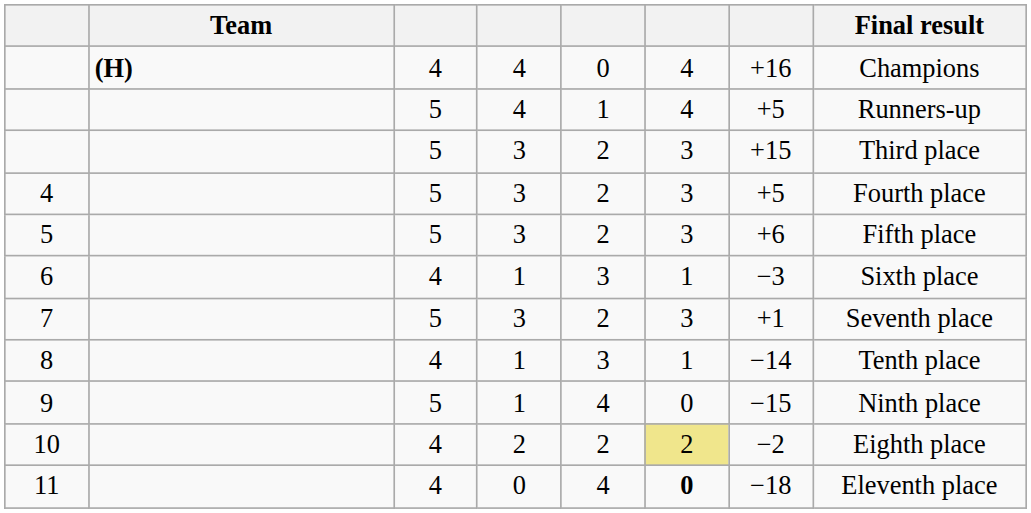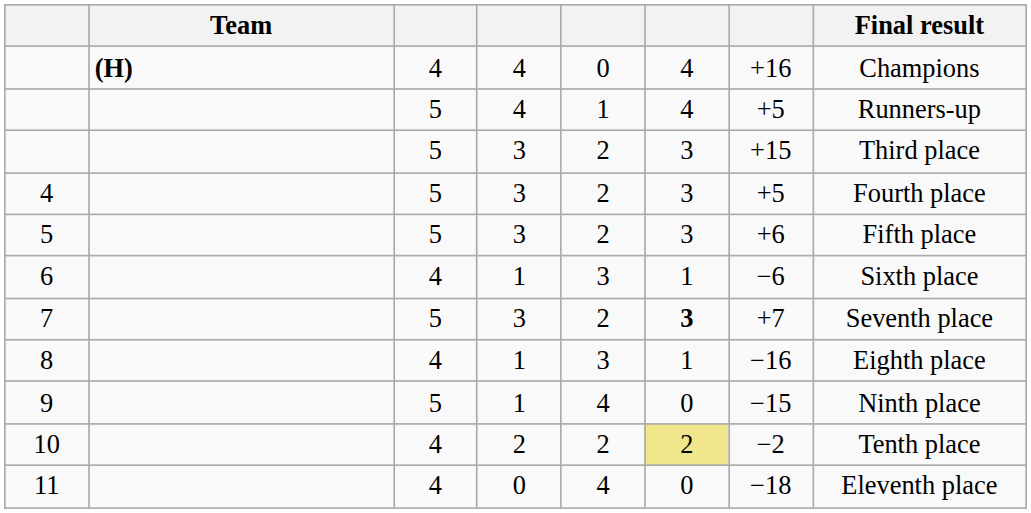(771, 276) −3 -> (771, 276) −6
(687, 318) normal -> (687, 318) bold
(771, 318) +1 -> (771, 318) +7
(771, 360) −14 -> (771, 360) −16
(919, 360) Tenth place -> (919, 360) Eighth place
(919, 444) Eighth place -> (919, 444) Tenth place
(687, 485) bold -> (687, 485) normal
